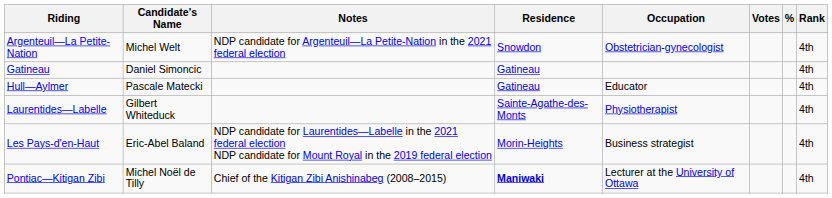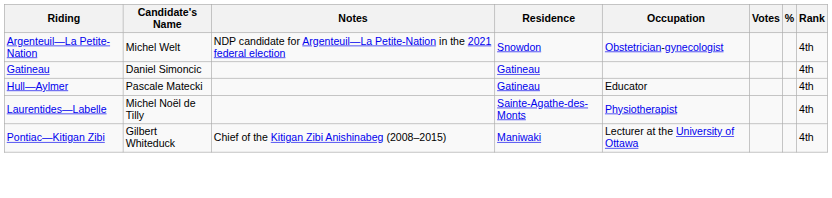(150, 109) Gilbert Whiteduck -> (161, 109) Michel Noël de Tilly
- row: (53, 144)
(161, 178) Michel Noël de Tilly -> (150, 138) Gilbert Whiteduck
(521, 178) bold -> (519, 138) normal
